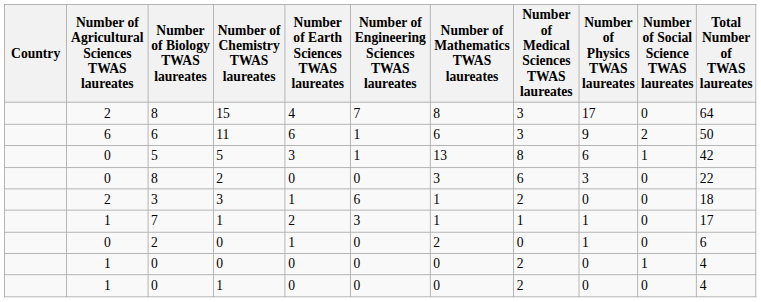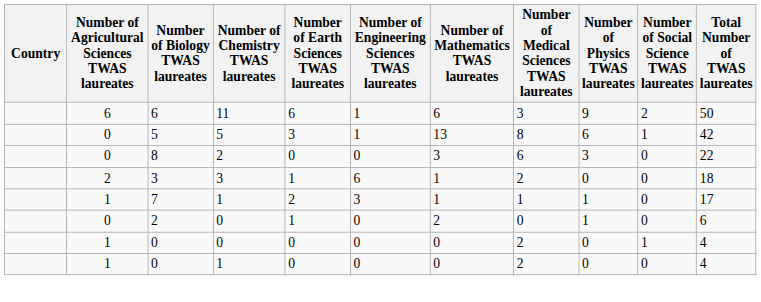- row: (154, 113)
